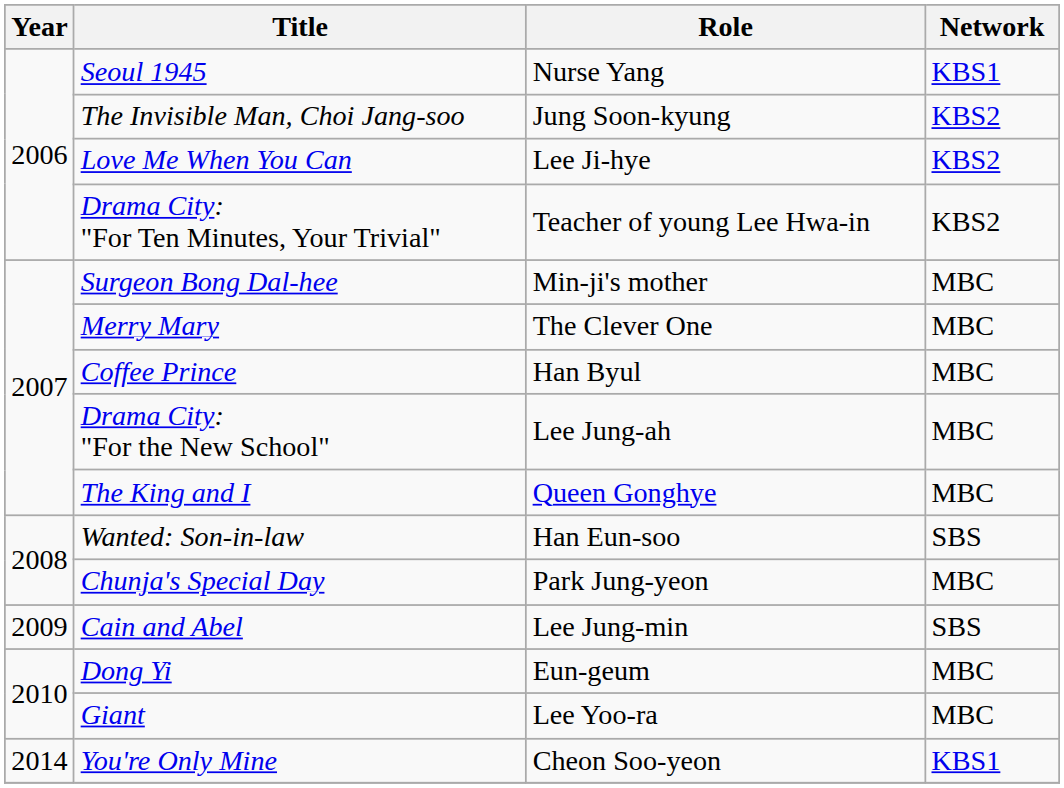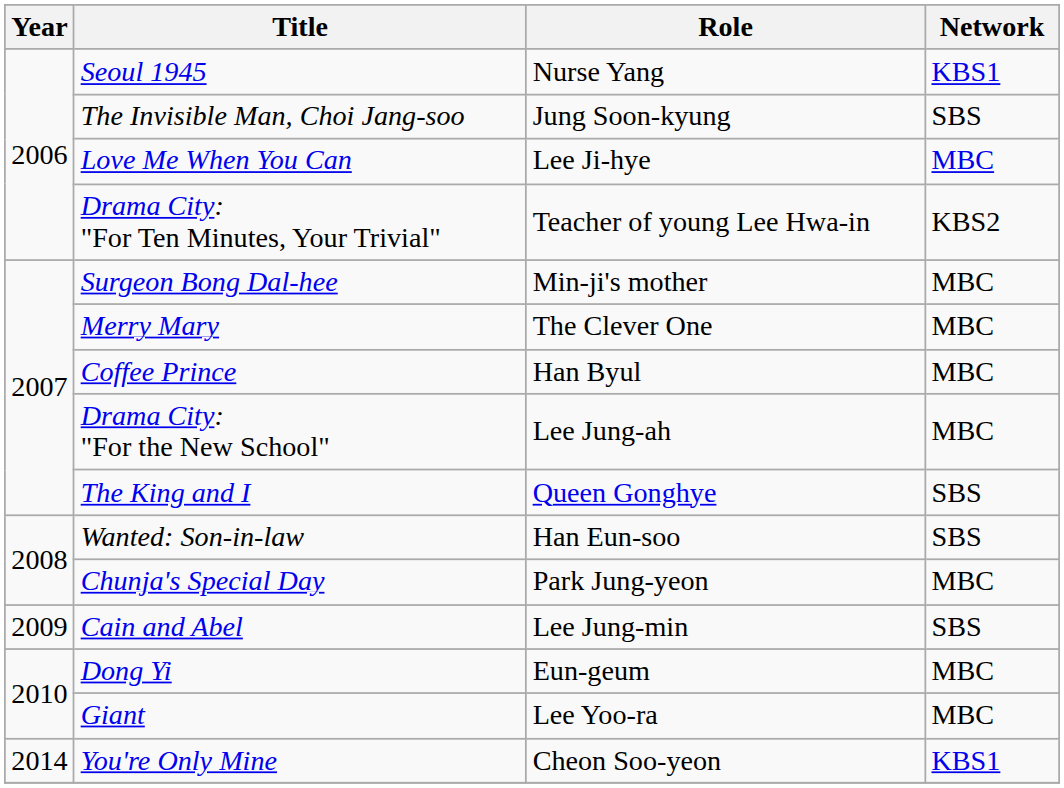(966, 116) KBS2 -> (957, 116) SBS
(966, 160) KBS2 -> (963, 160) MBC
(963, 492) MBC -> (957, 492) SBS
